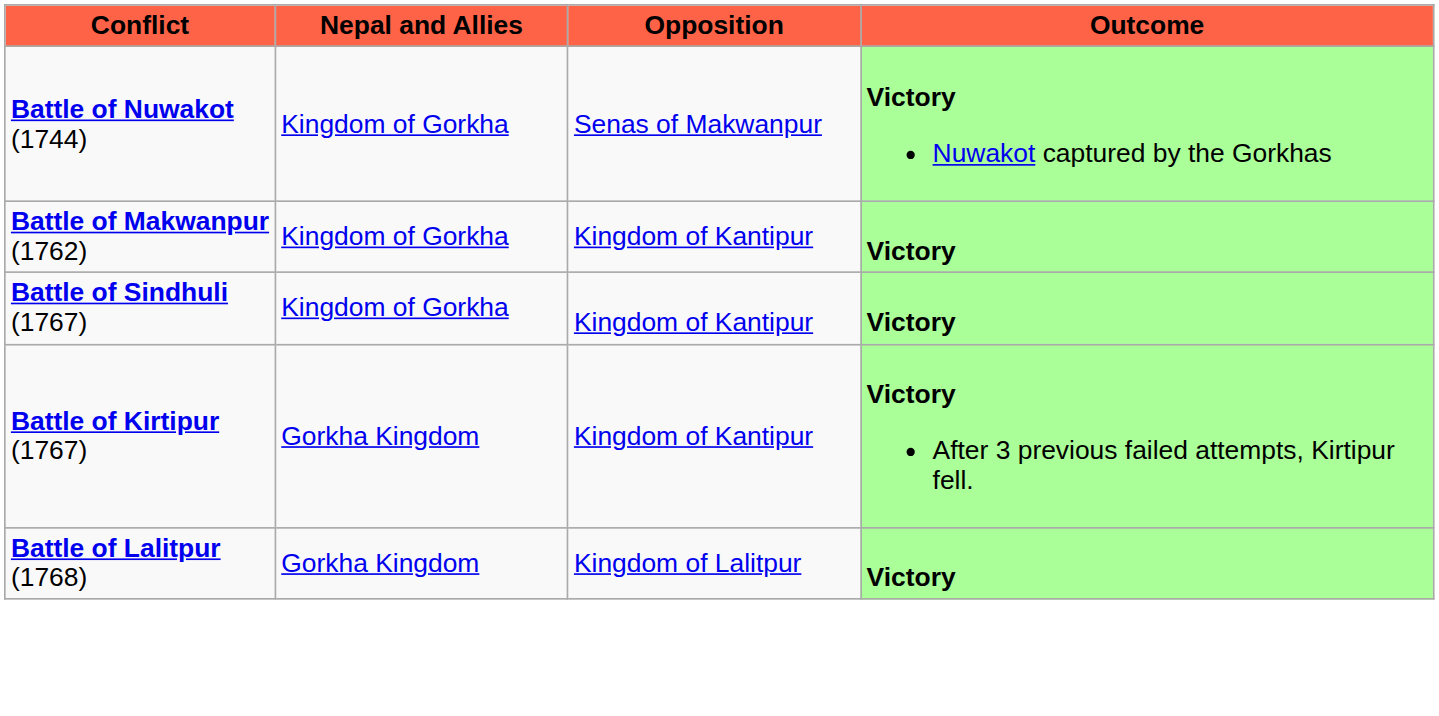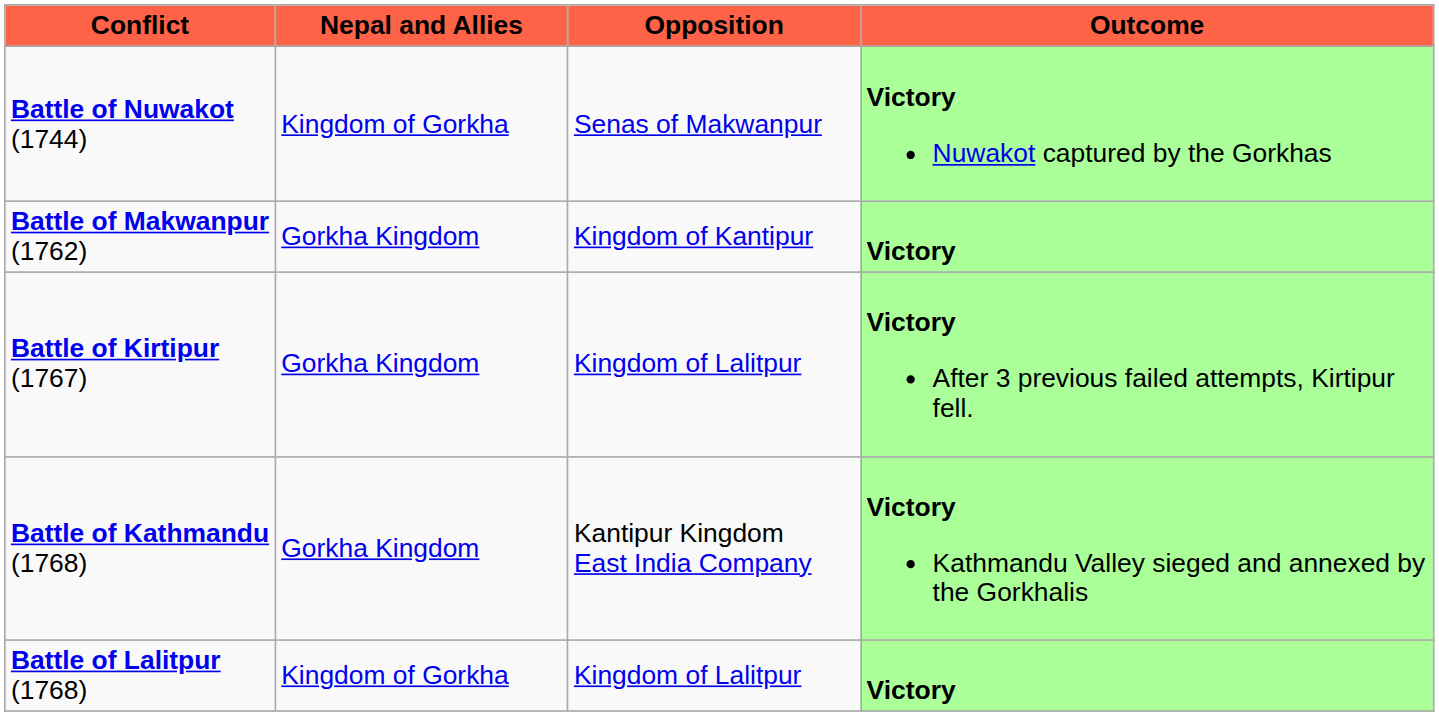(395, 236) Kingdom of Gorkha -> (380, 236) Gorkha Kingdom
- row: (119, 307)
(694, 435) Kingdom of Kantipur -> (688, 363) Kingdom of Lalitpur
+ row: (140, 547)
(380, 563) Gorkha Kingdom -> (395, 675) Kingdom of Gorkha
